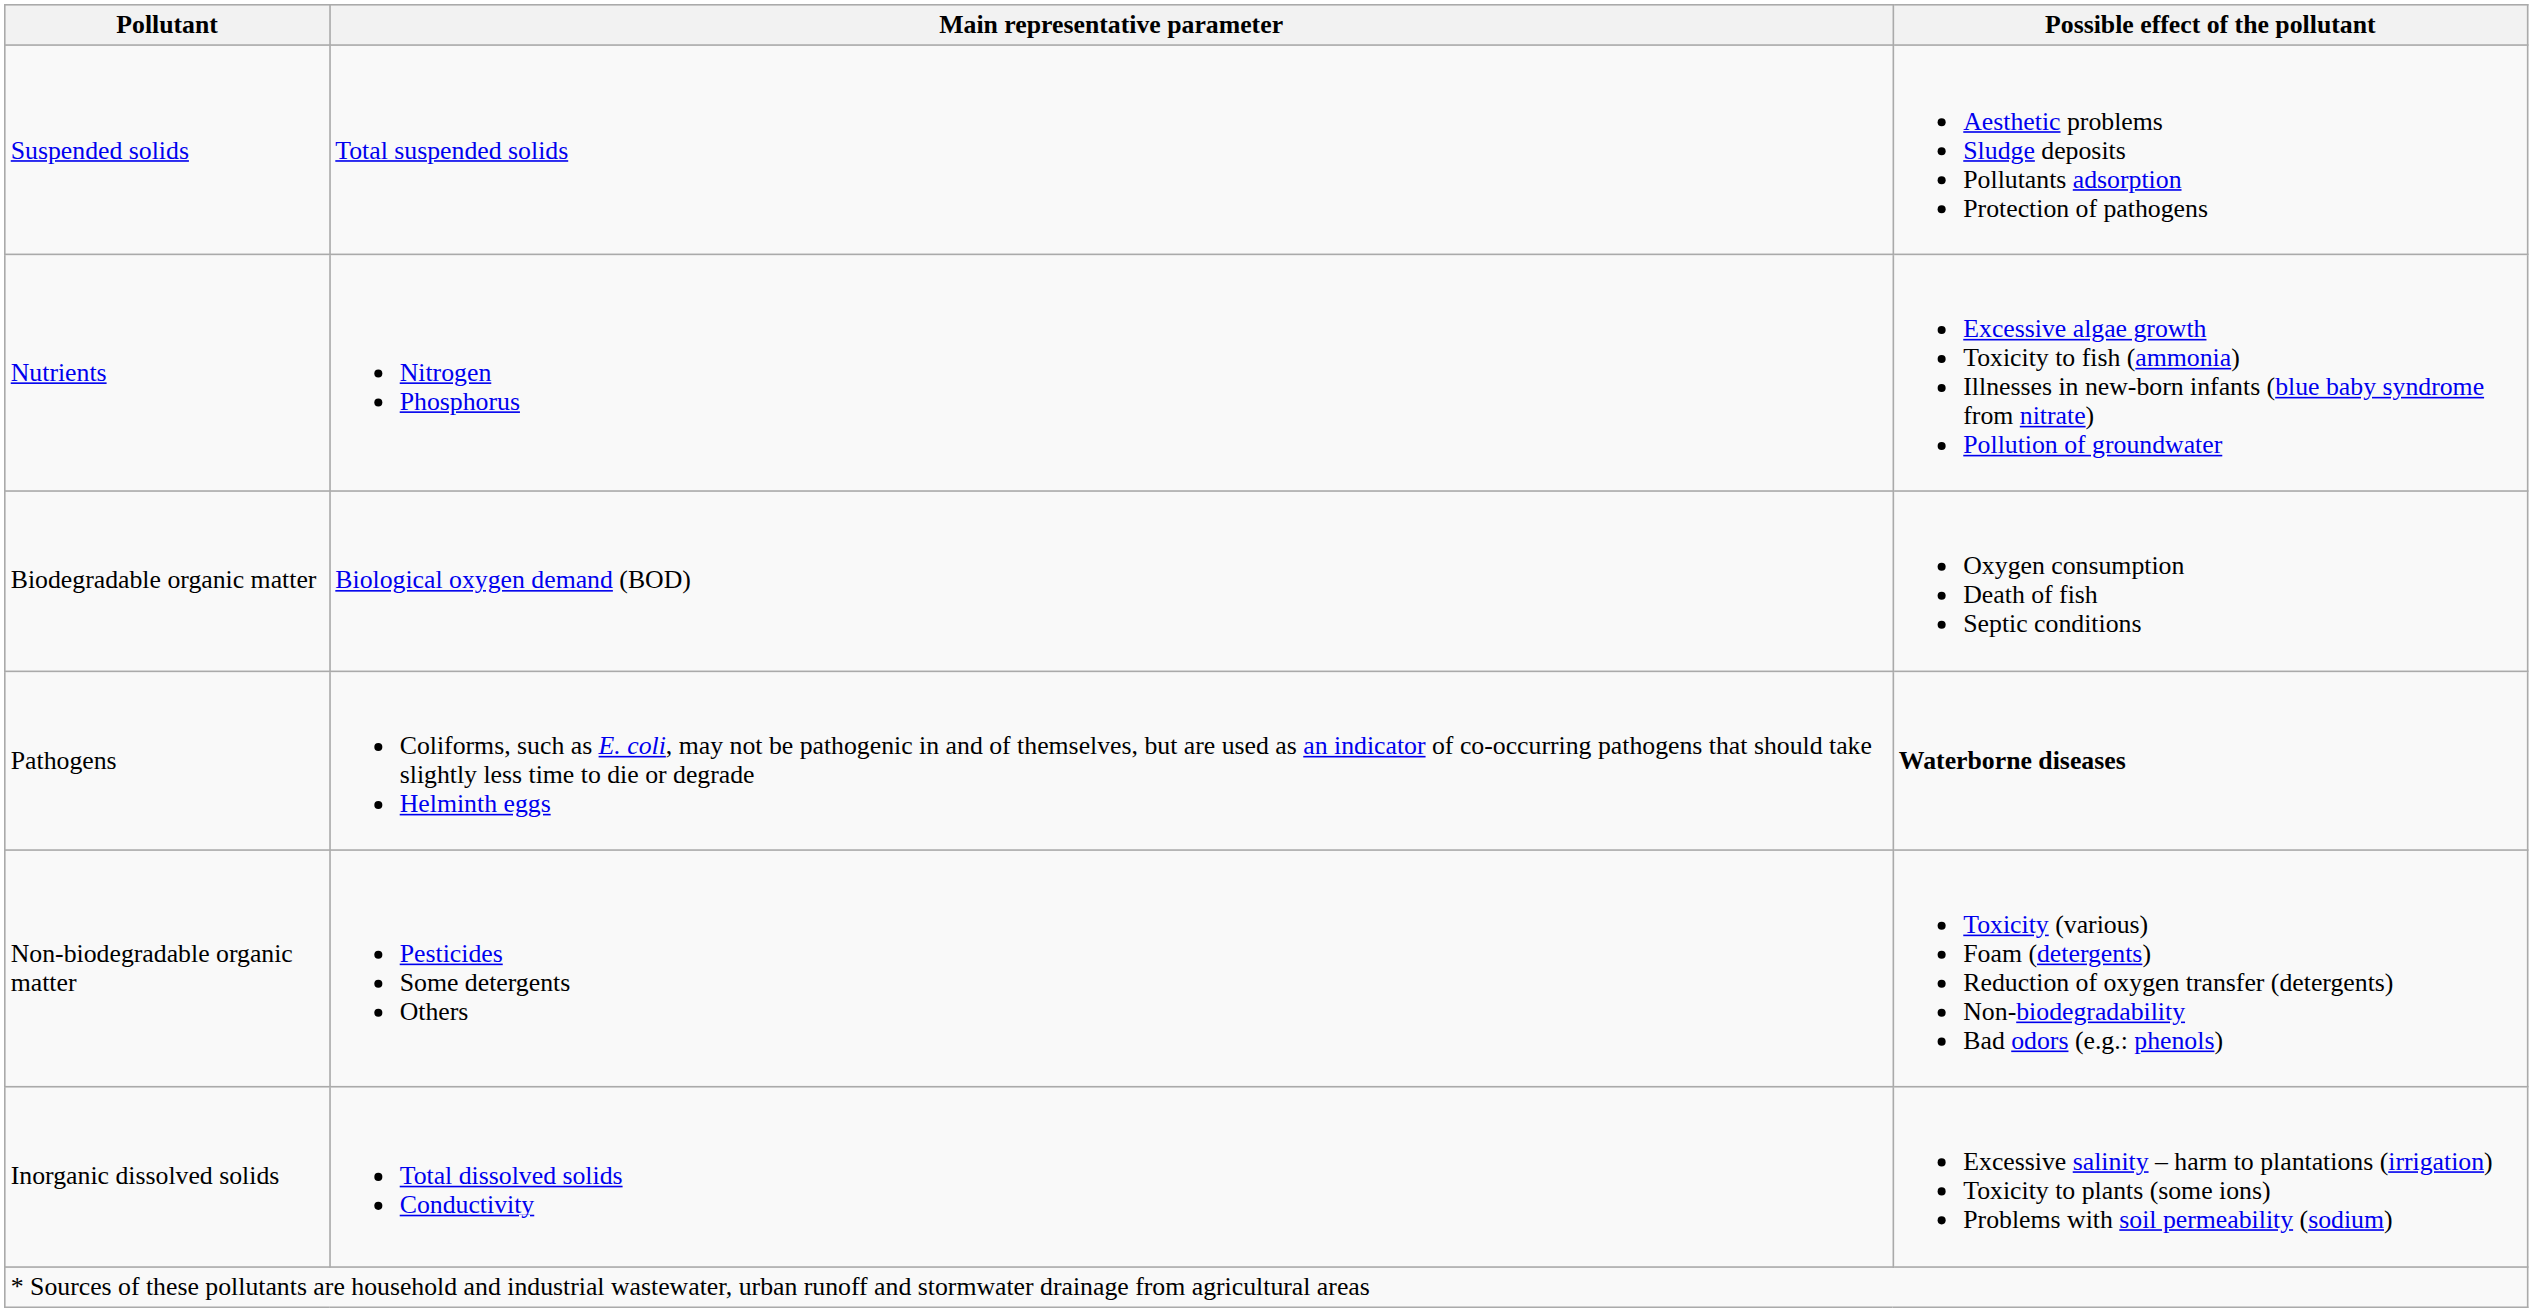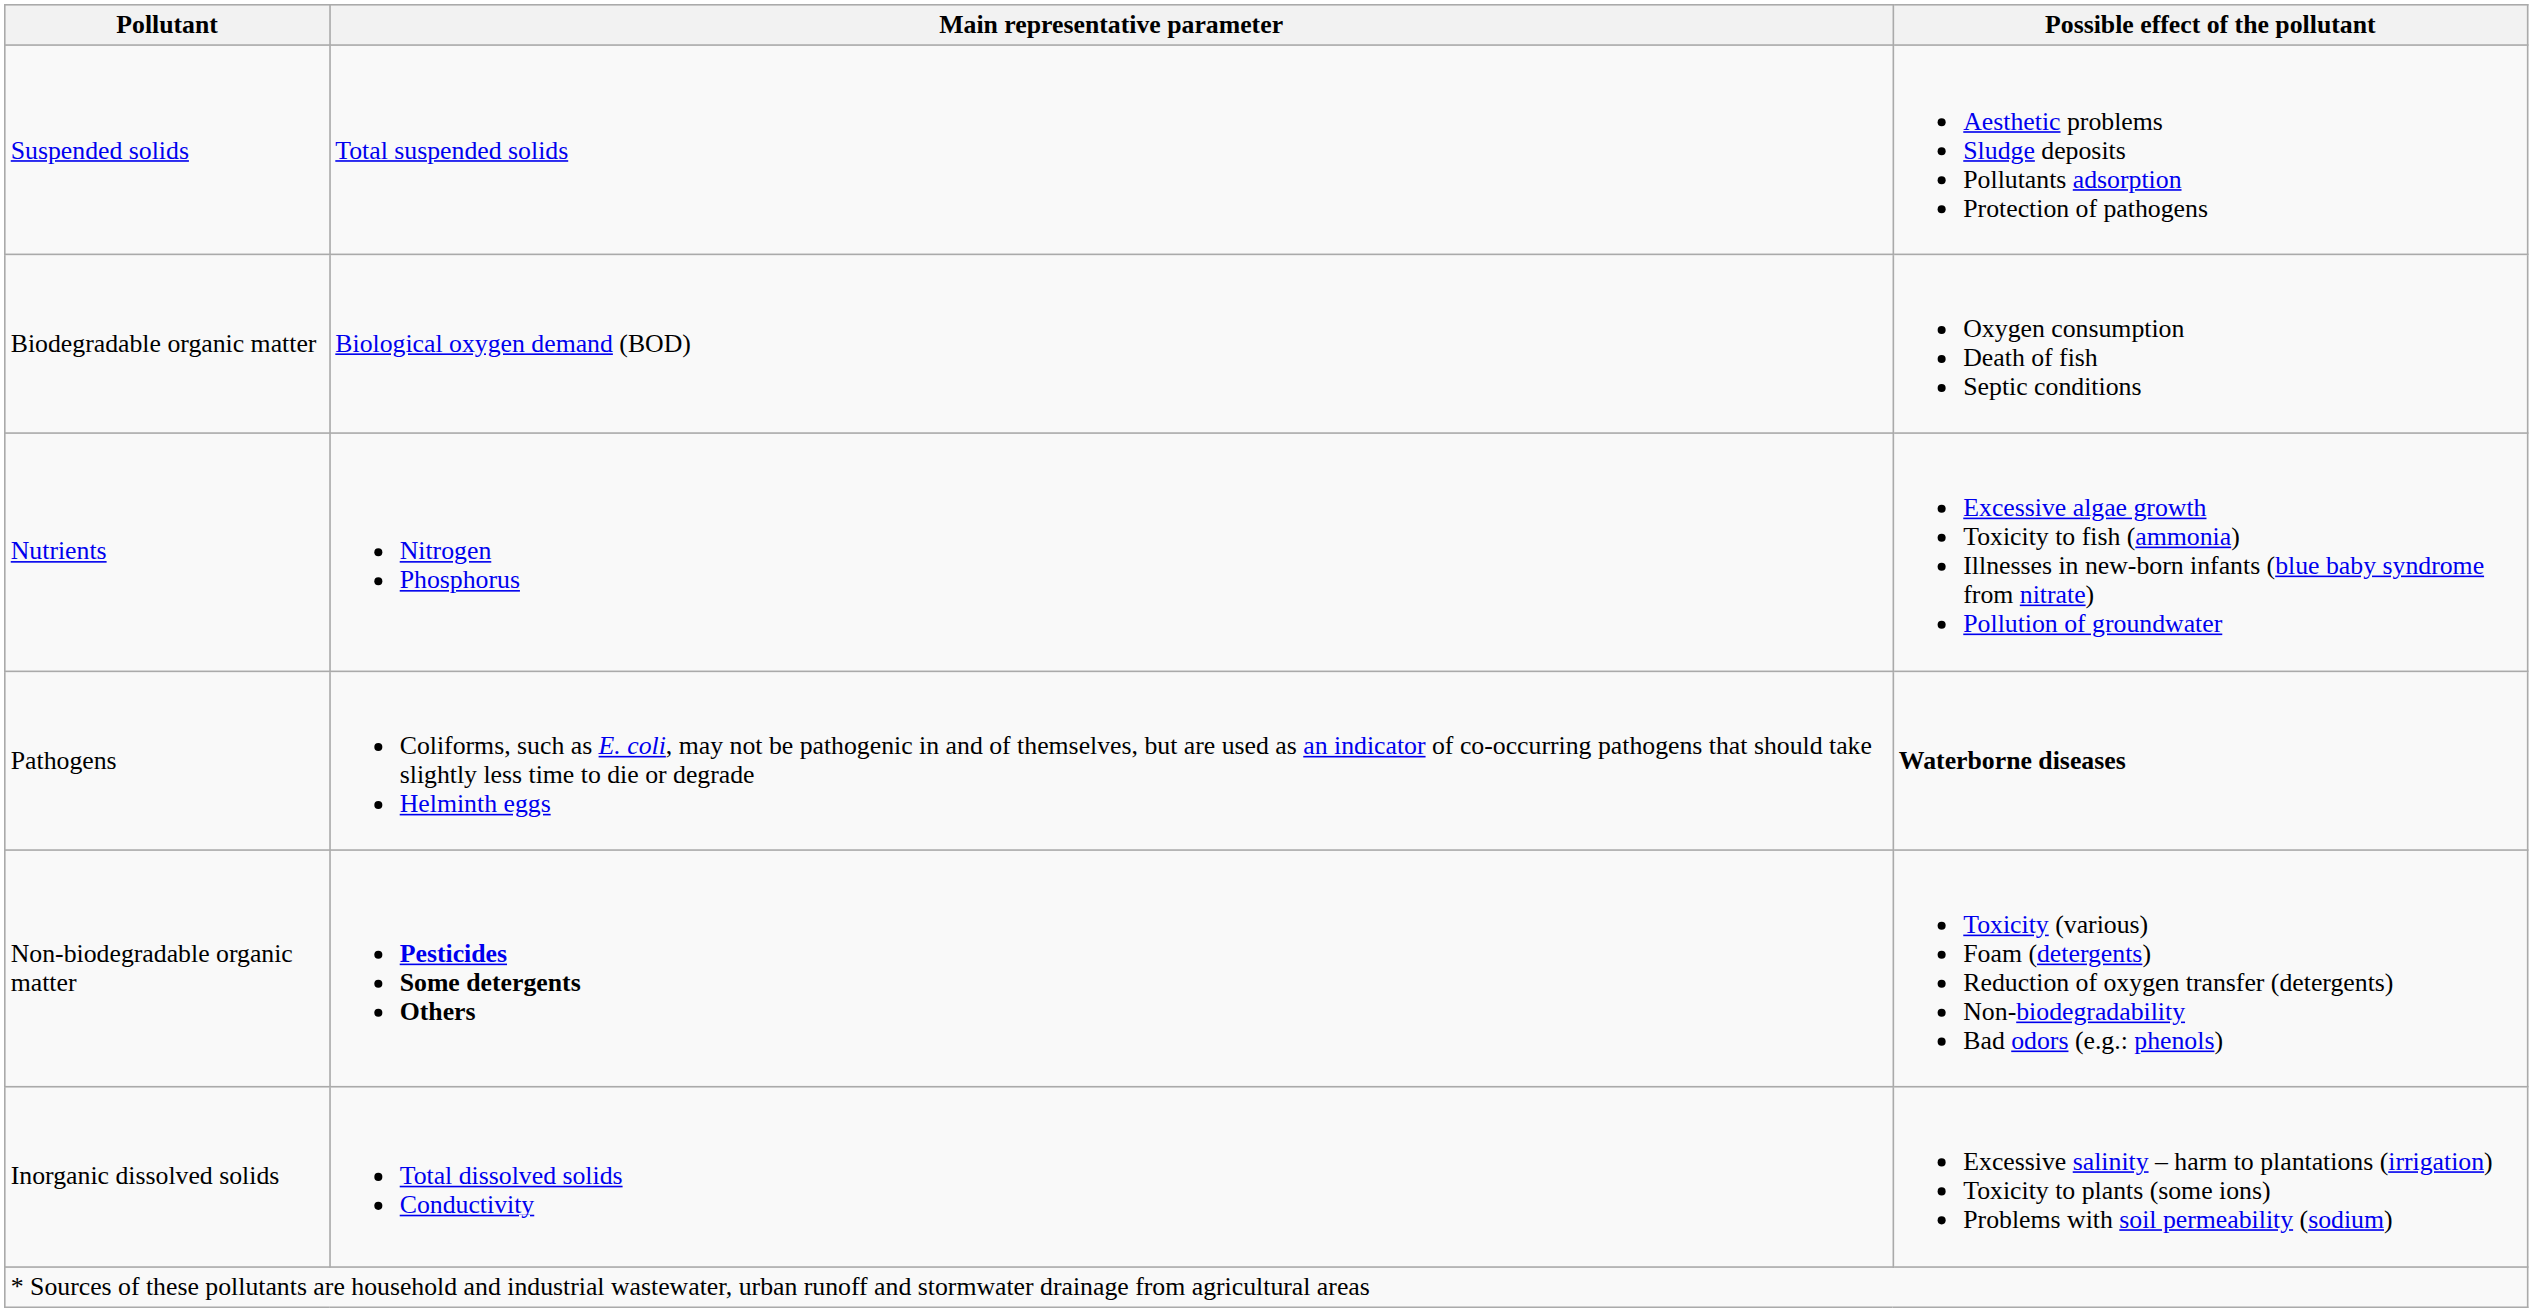rows swapped: (164, 580) <-> (59, 372)
(1111, 983) normal -> (1111, 983) bold
